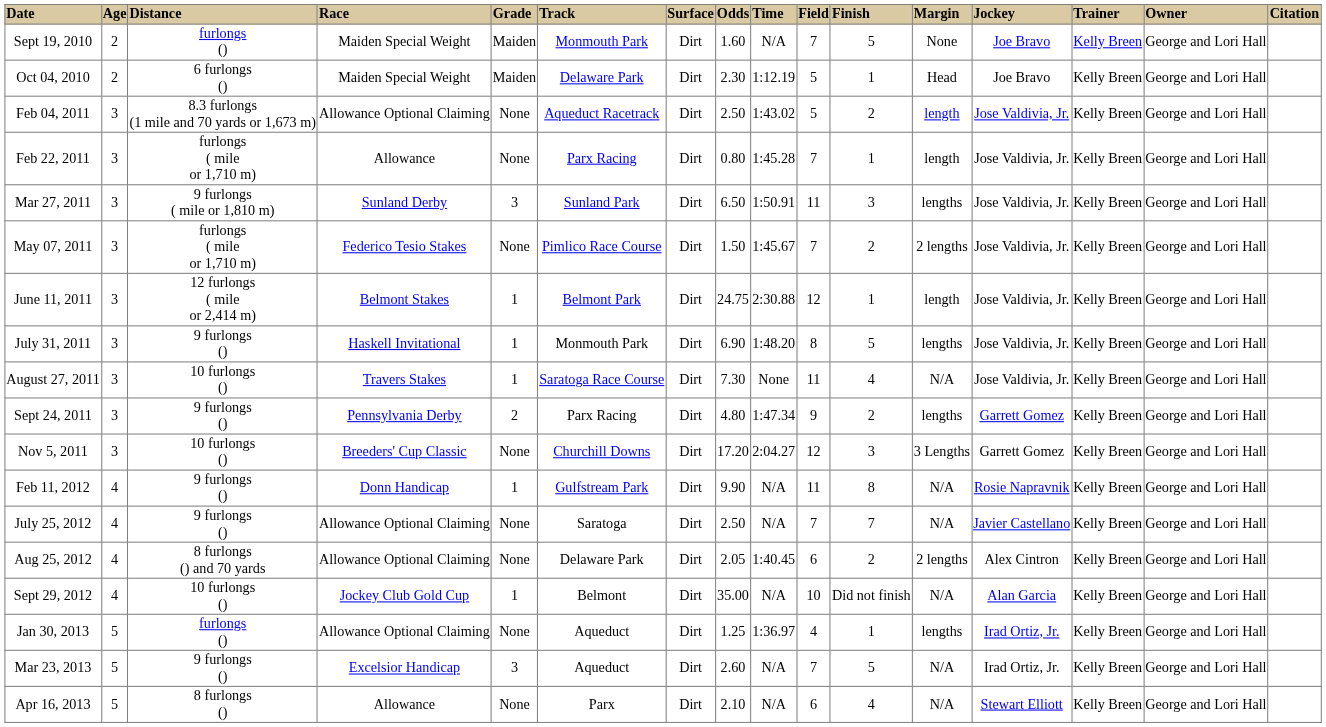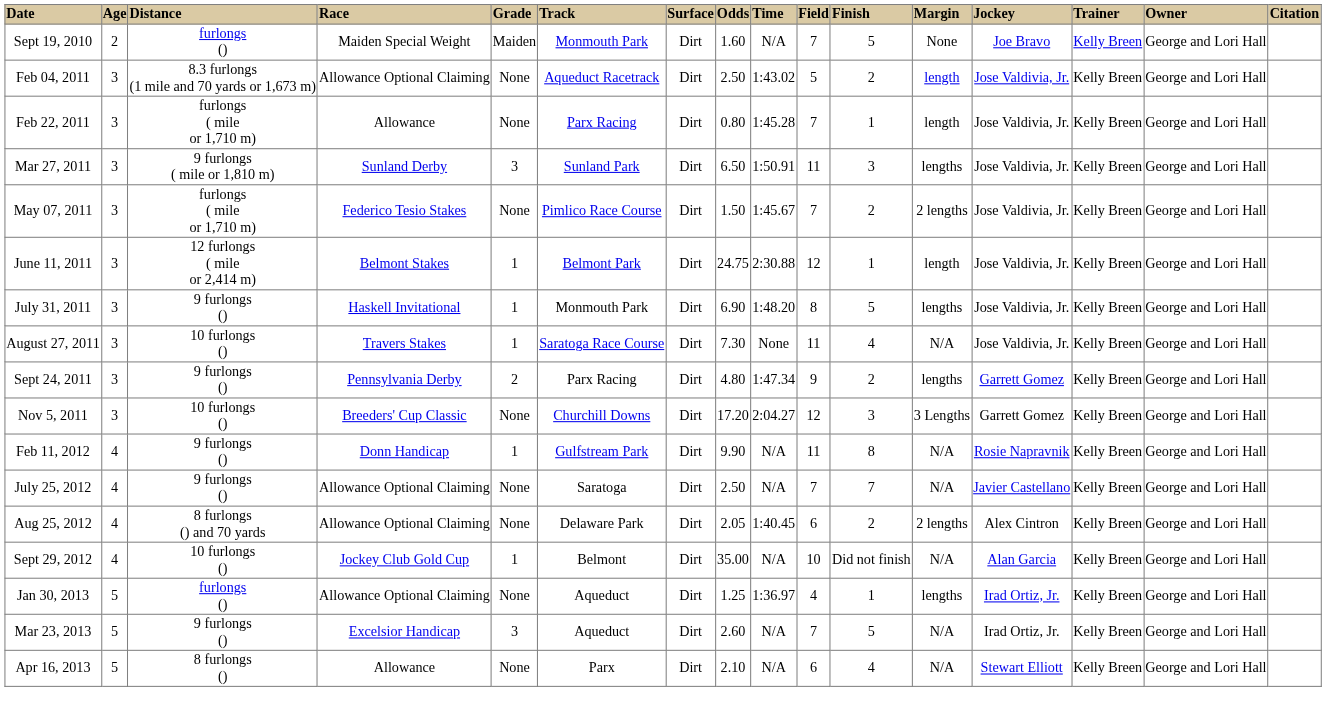- row: (53, 78)
